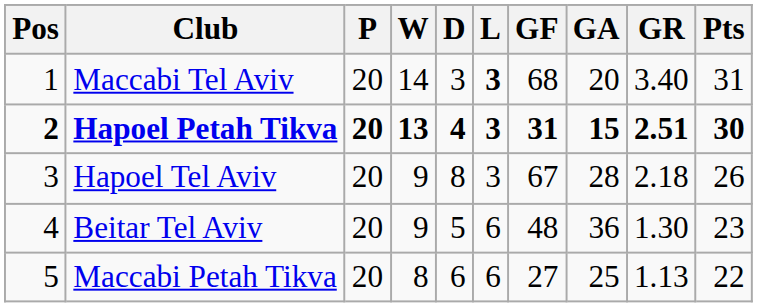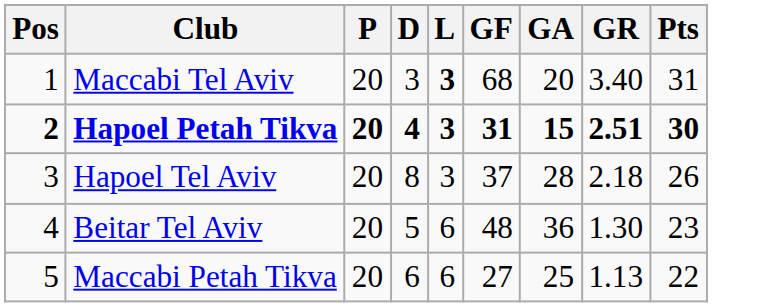- column: (413, 29)
(543, 177) 67 -> (497, 177) 37
